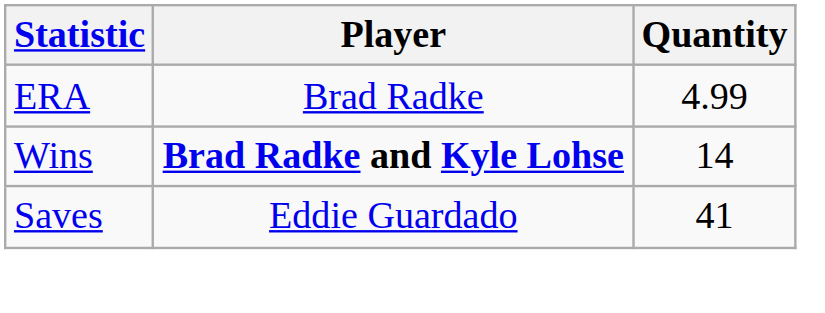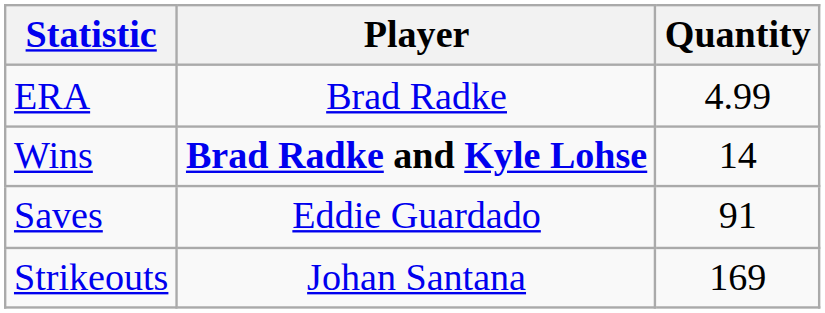(715, 215) 41 -> (738, 215) 91
+ row: (91, 276)
